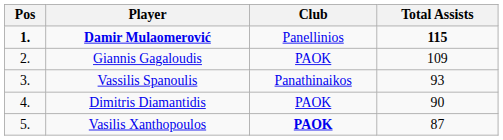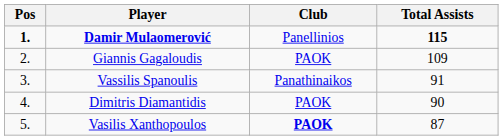(437, 80) 93 -> (437, 80) 91
